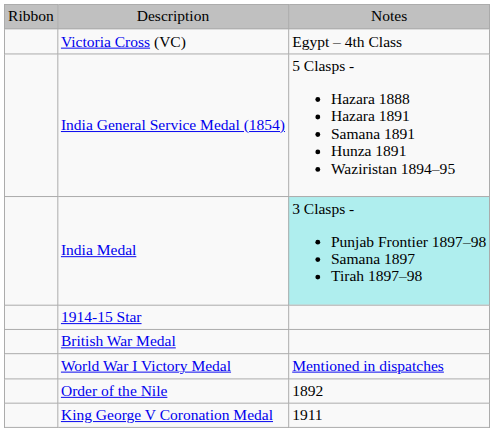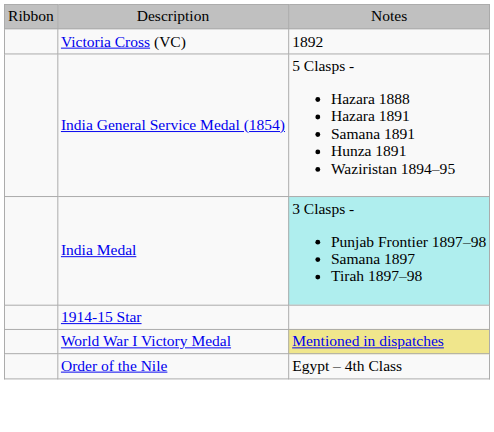(347, 41) Egypt – 4th Class -> (308, 41) 1892
- row: (118, 341)
(368, 366) no background -> (368, 341) khaki background
(308, 390) 1892 -> (347, 366) Egypt – 4th Class
- row: (167, 415)
